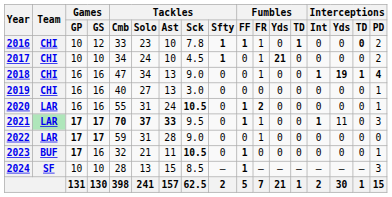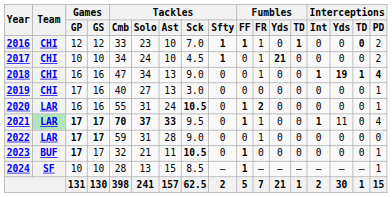(77, 44) 10 -> (77, 44) 12
(195, 44) 7.8 -> (195, 44) 7.0
(77, 91) 16 -> (77, 91) 17
(378, 122) 3 -> (378, 122) 4
(98, 153) 16 -> (98, 153) 17
(378, 169) 3 -> (378, 169) 1
